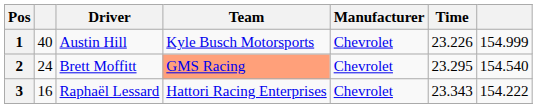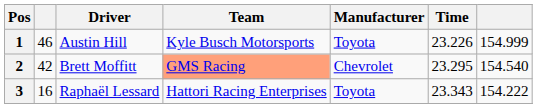(45, 41) 40 -> (45, 41) 46
(363, 41) Chevrolet -> (354, 41) Toyota
(45, 66) 24 -> (45, 66) 42
(363, 91) Chevrolet -> (354, 91) Toyota
